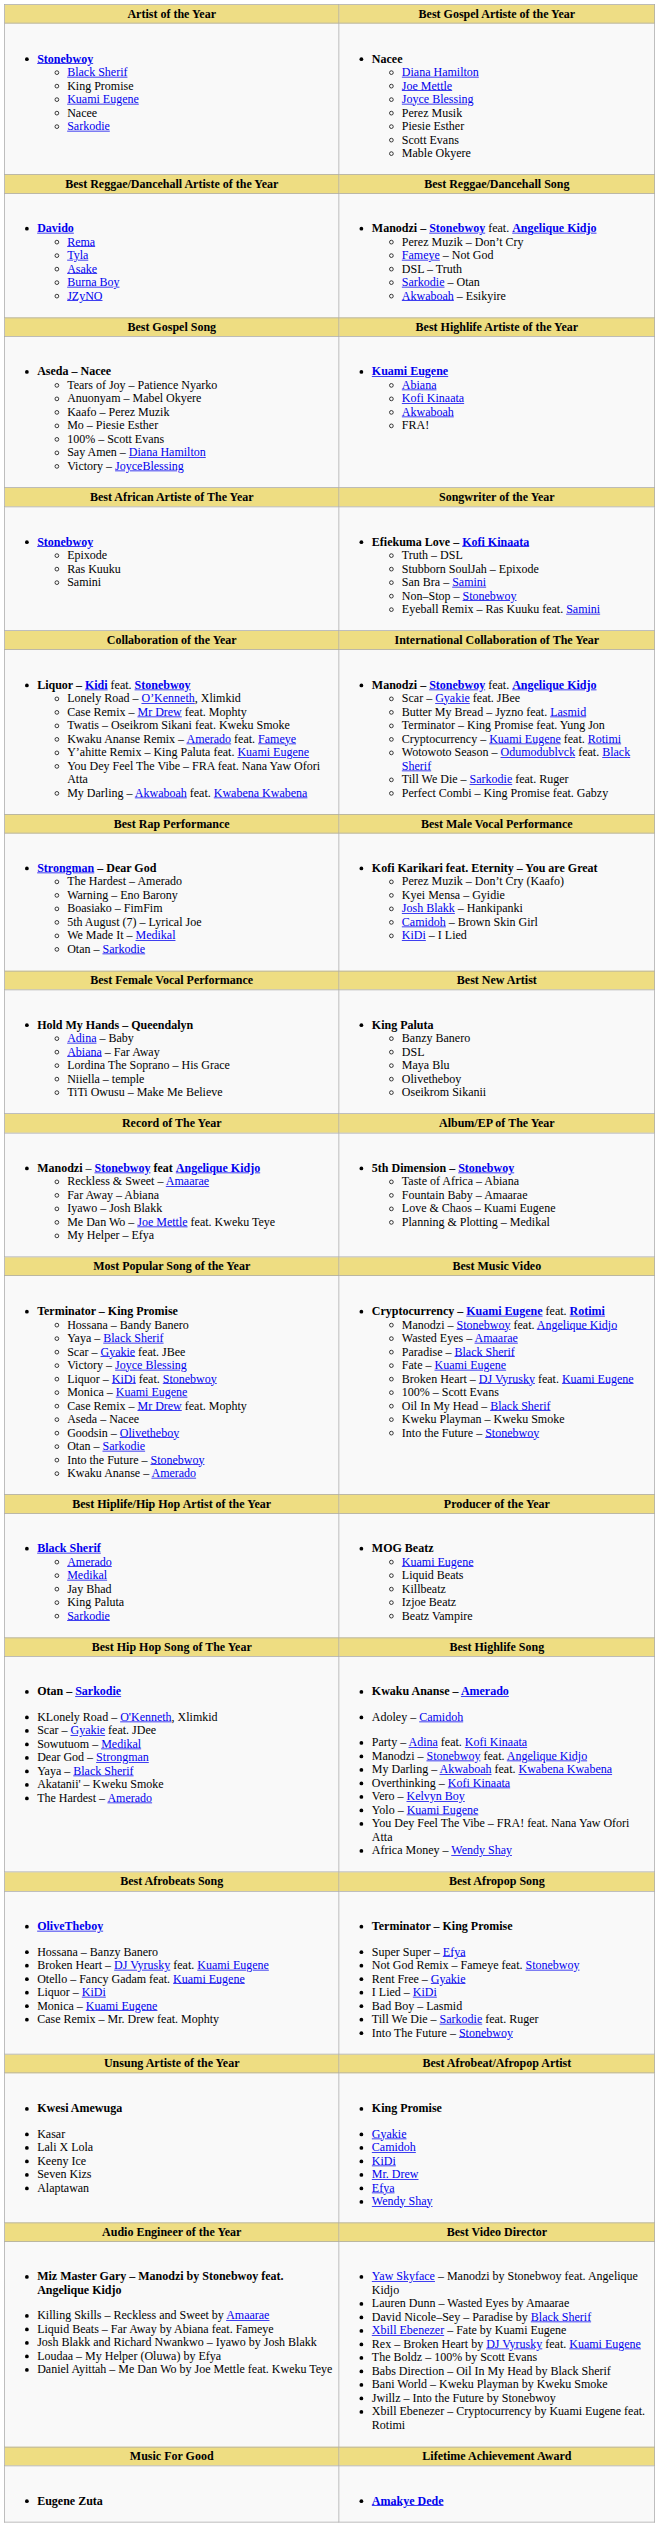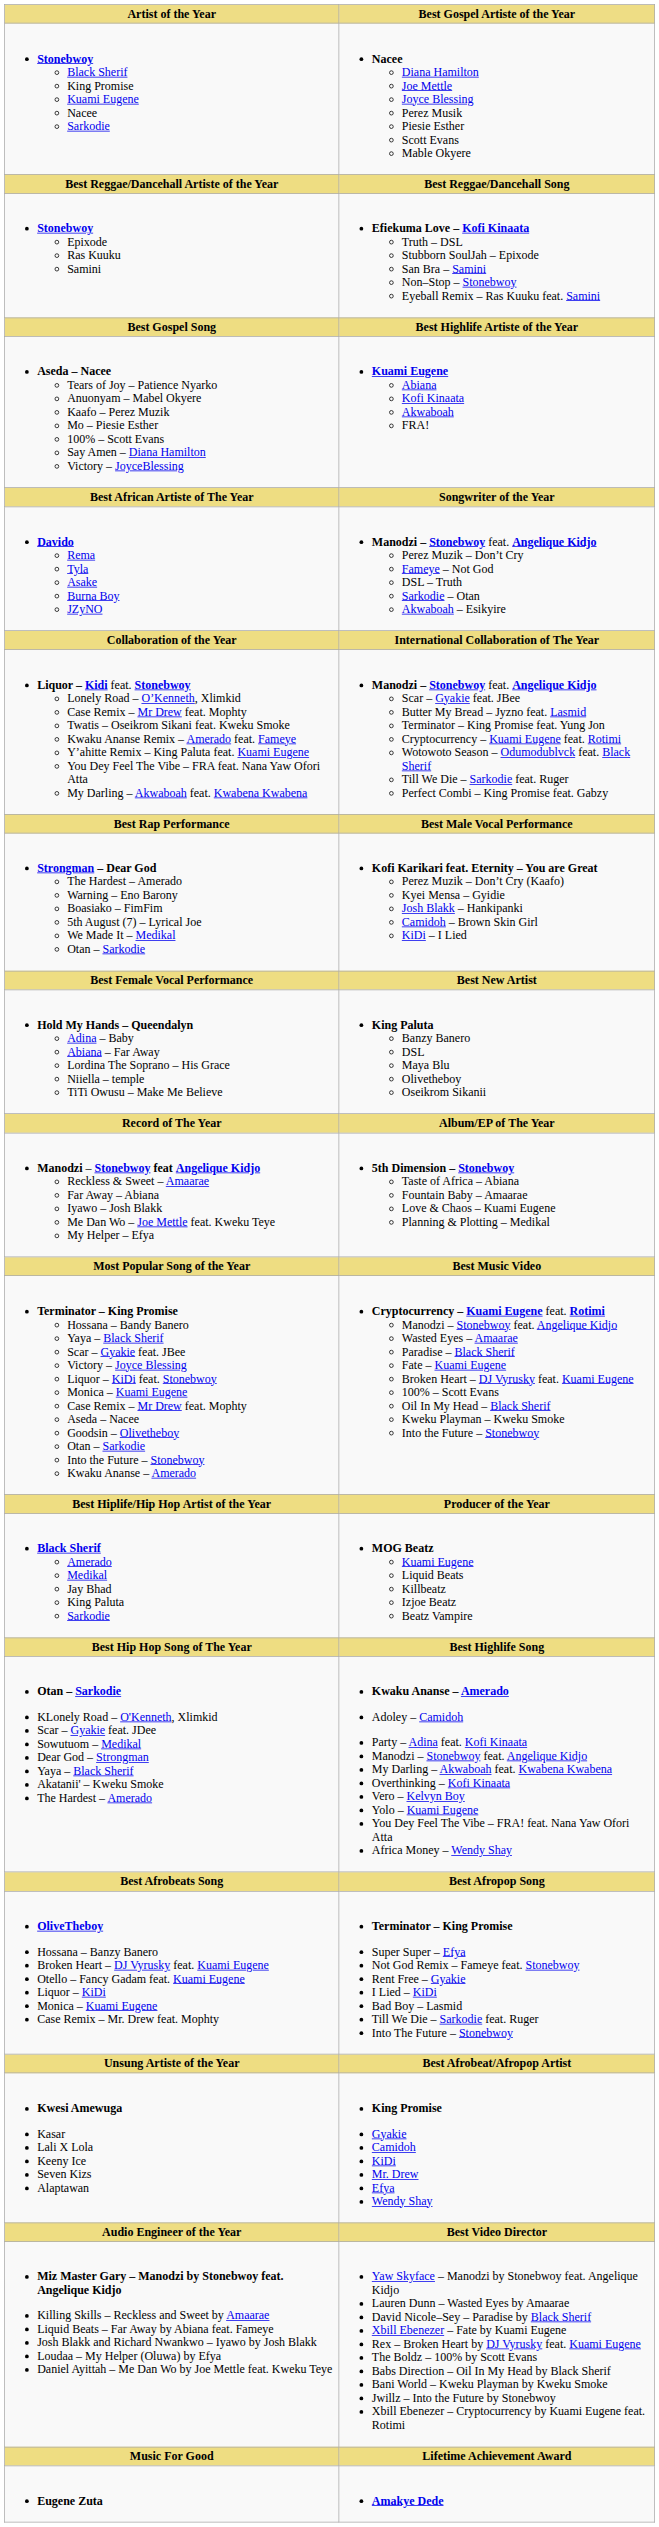rows swapped: (172, 562) <-> (172, 262)
